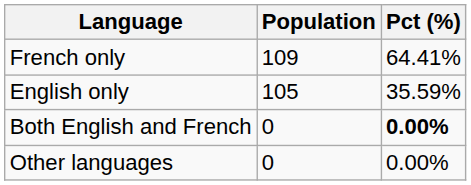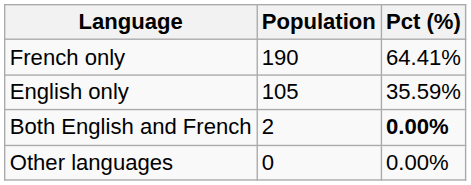(280, 57) 109 -> (280, 57) 190
(268, 127) 0 -> (268, 127) 2
